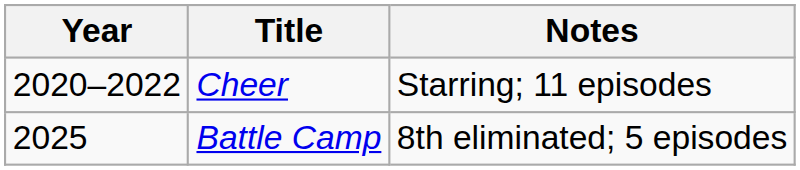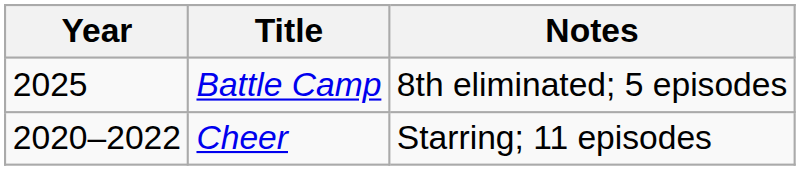rows swapped: (242, 84) <-> (289, 137)
